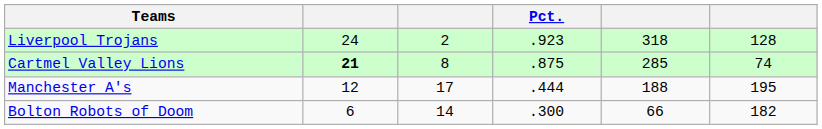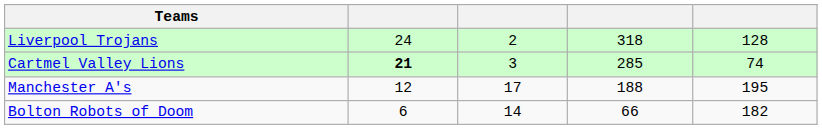- column: (547, 17)
(445, 64) 8 -> (513, 64) 3
